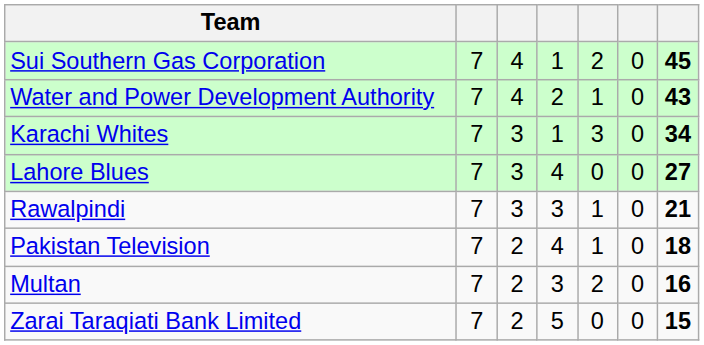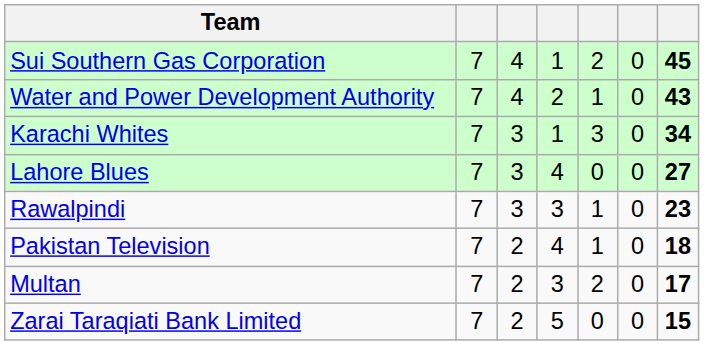(678, 209) 21 -> (678, 209) 23
(678, 284) 16 -> (678, 284) 17
